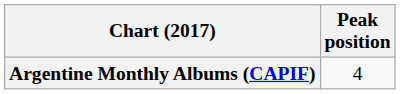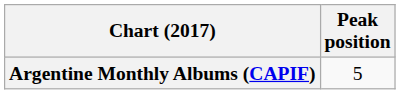(358, 72) 4 -> (358, 72) 5
